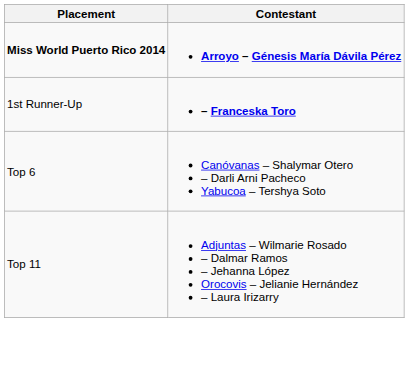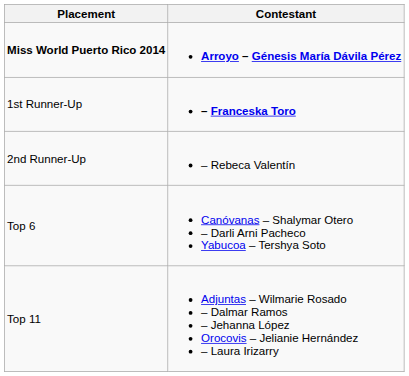+ row: (47, 159)
